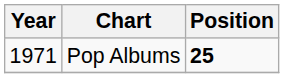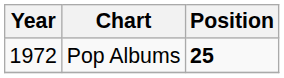(33, 55) 1971 -> (33, 55) 1972
